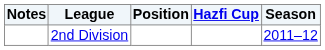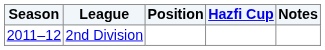columns swapped: (291, 14) <-> (26, 14)
